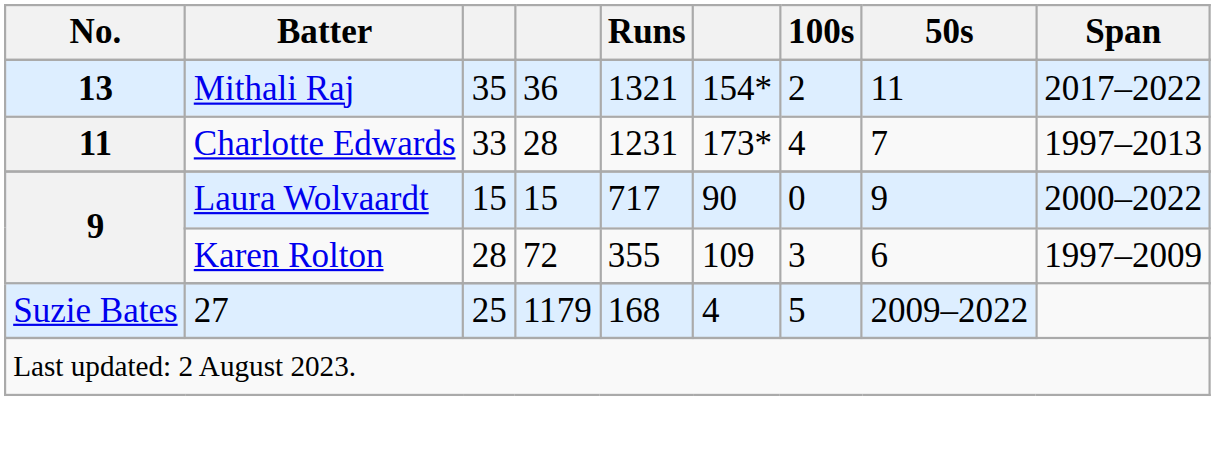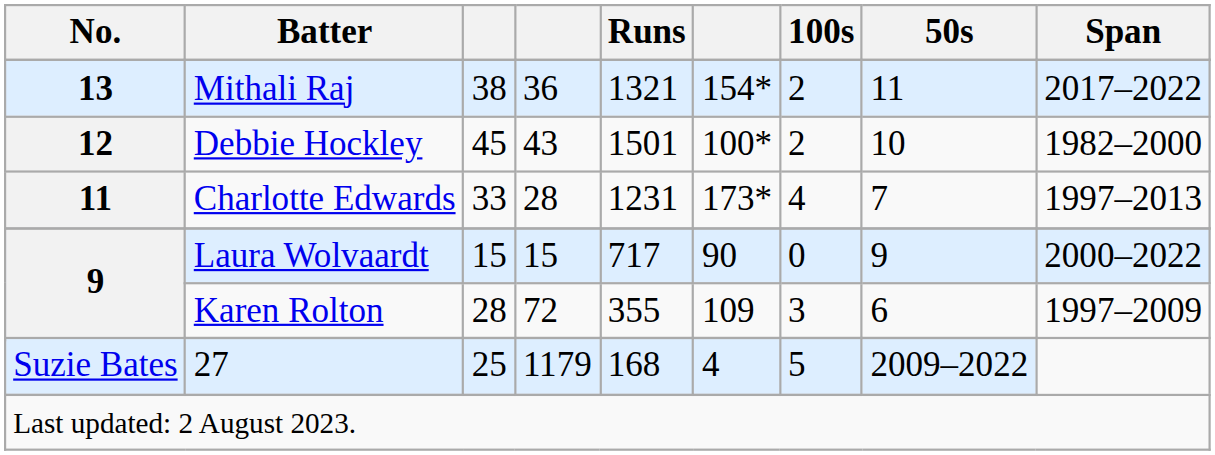(489, 87) 35 -> (489, 87) 38
+ row: (308, 143)
